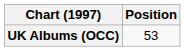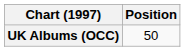(151, 35) 53 -> (151, 35) 50
